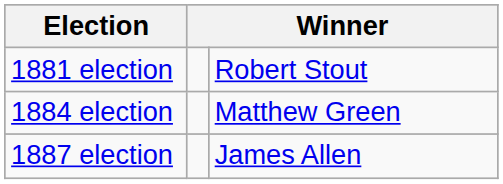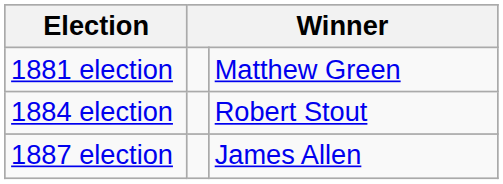(291, 69) Robert Stout -> (308, 69) Matthew Green
(308, 112) Matthew Green -> (291, 112) Robert Stout
